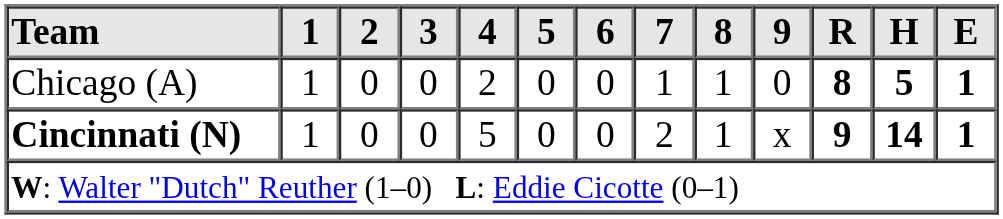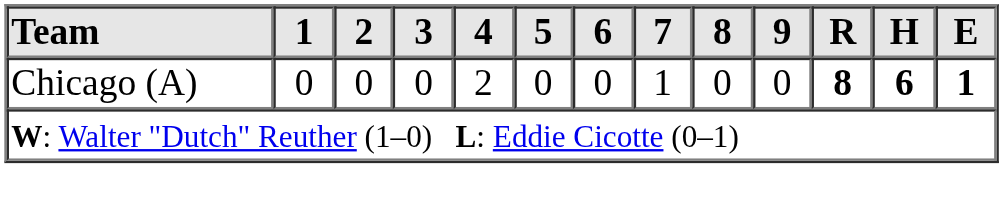(310, 82) 1 -> (304, 82) 0
(723, 82) 1 -> (722, 82) 0
(904, 82) 5 -> (904, 82) 6
- row: (126, 134)
